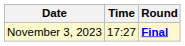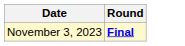- column: (122, 13)
